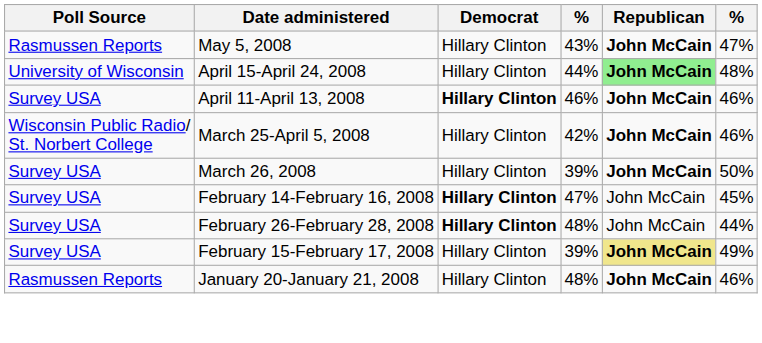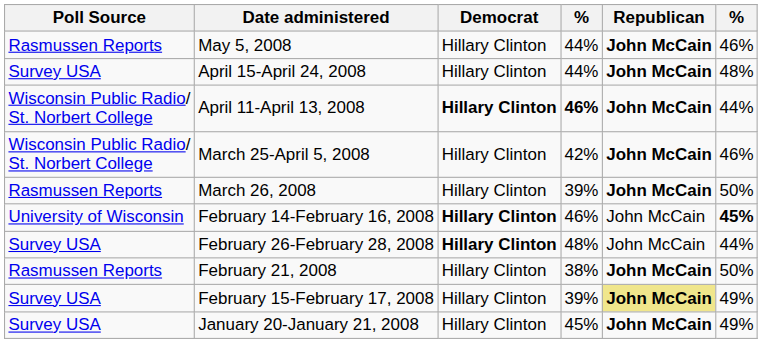(581, 44) 43% -> (581, 44) 44%
(737, 44) 47% -> (737, 44) 46%
(96, 71) University of Wisconsin -> (55, 71) Survey USA
(659, 71) lightgreen background -> (659, 71) no background
(55, 98) Survey USA -> (99, 108) Wisconsin Public Radio/ St. Norbert College
(581, 98) normal -> (581, 108) bold
(737, 98) 46% -> (737, 108) 44%
(55, 171) Survey USA -> (85, 190) Rasmussen Reports
(55, 198) Survey USA -> (96, 217) University of Wisconsin
(581, 198) 47% -> (581, 217) 46%
(737, 198) normal -> (737, 217) bold
+ row: (267, 271)
(85, 279) Rasmussen Reports -> (55, 325) Survey USA
(581, 279) 48% -> (581, 325) 45%
(737, 279) 46% -> (737, 325) 49%
